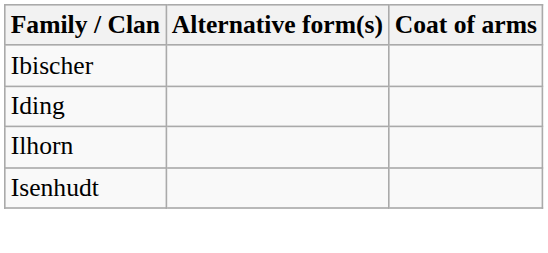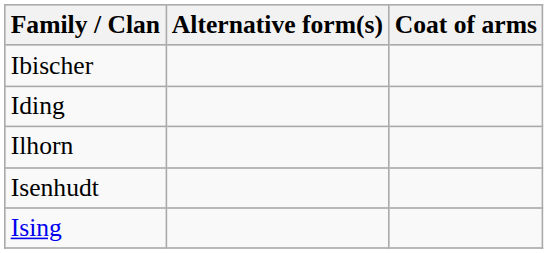+ row: (36, 227)
